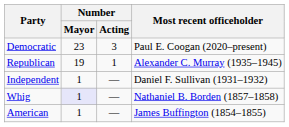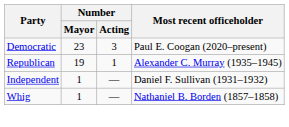(79, 96) lavender background -> (79, 96) no background
- row: (28, 113)
